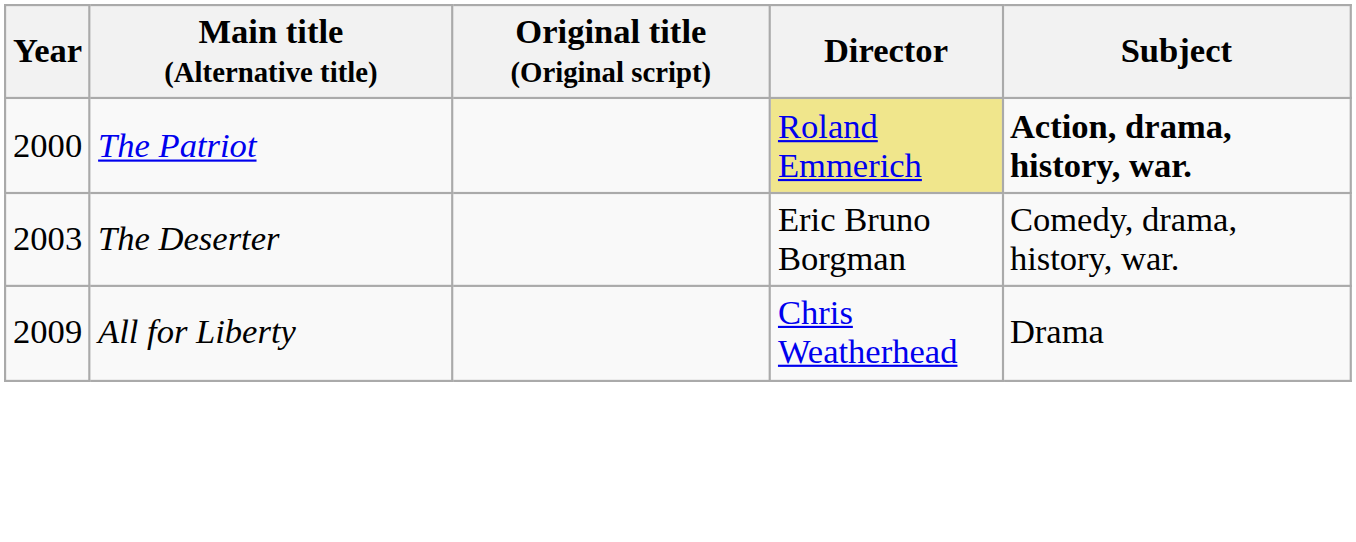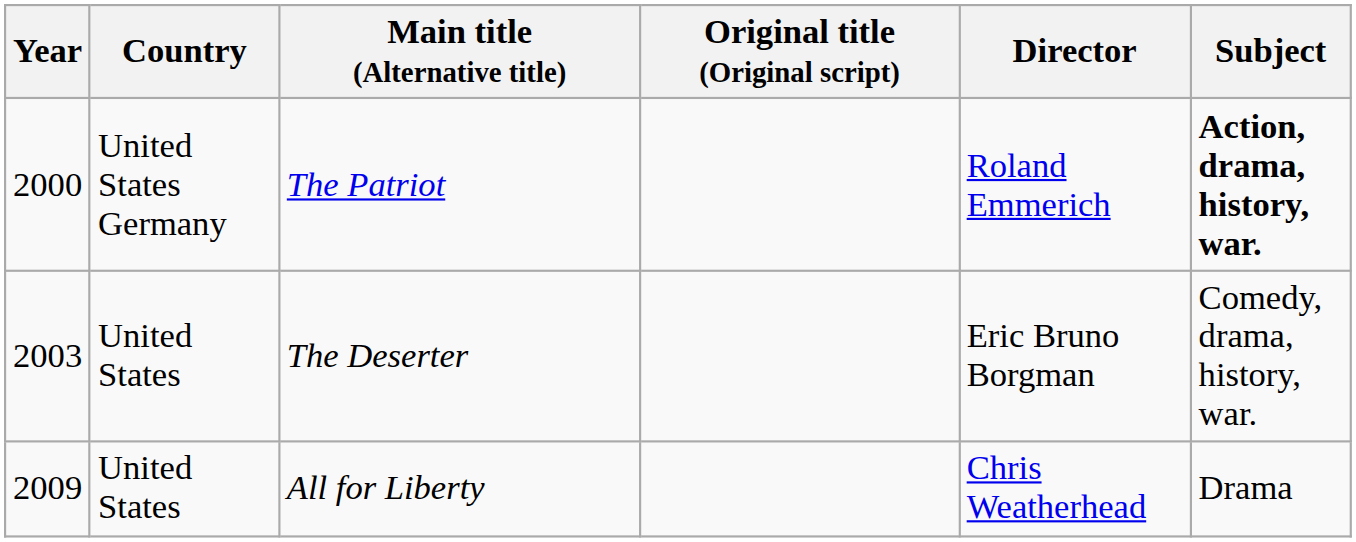+ column: (184, 51)
(850, 145) khaki background -> (1039, 183) no background
